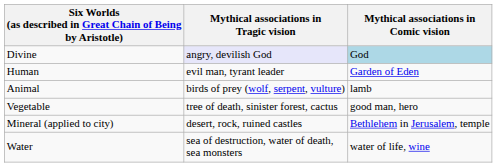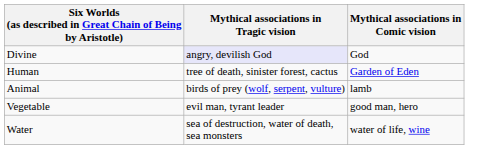(359, 54) lightblue background -> (359, 54) no background
(235, 72) evil man, tyrant leader -> (262, 72) tree of death, sinister forest, cactus
(262, 106) tree of death, sinister forest, cactus -> (235, 106) evil man, tyrant leader
- row: (60, 123)
